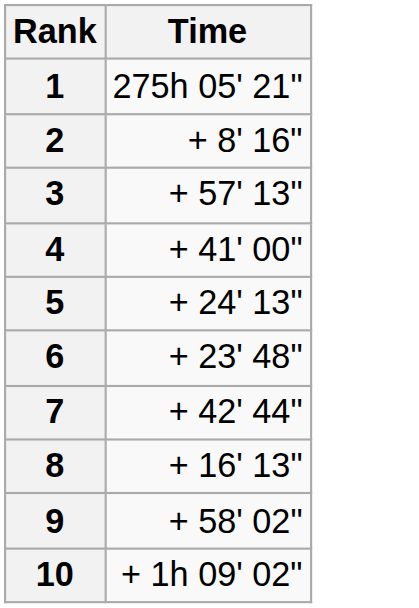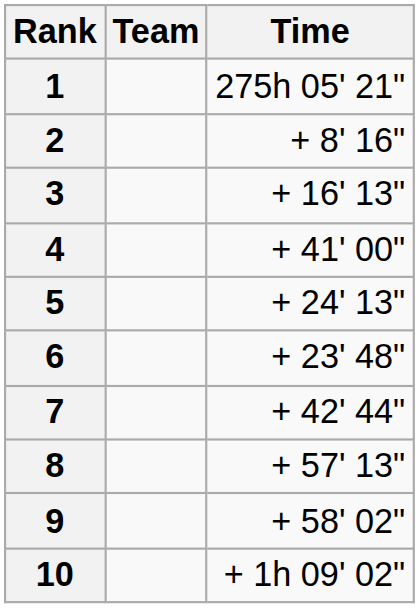+ column: (156, 31)
(236, 194) + 57' 13" -> (338, 194) + 16' 13"
(236, 466) + 16' 13" -> (338, 466) + 57' 13"
